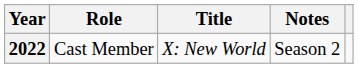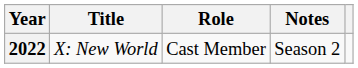columns swapped: (214, 19) <-> (104, 19)
